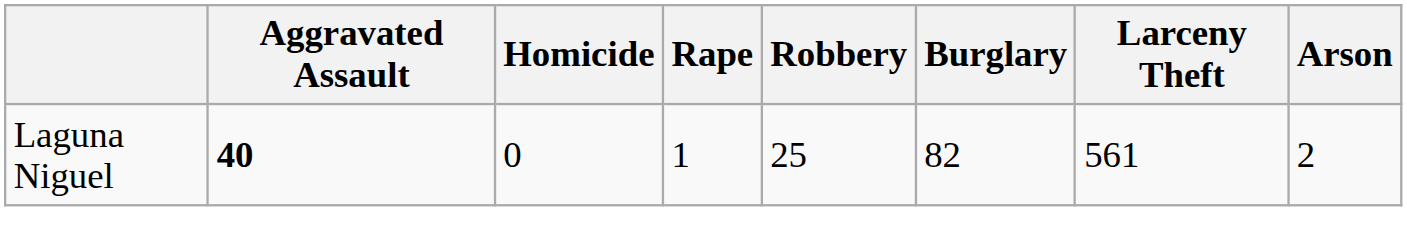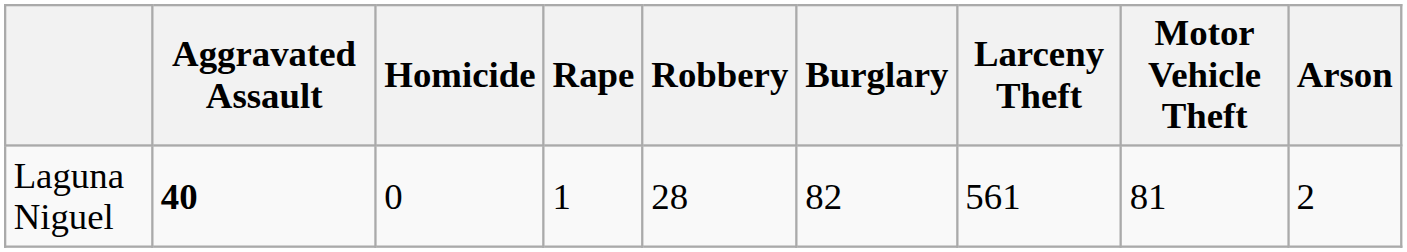+ column: (1205, 75)
(789, 154) 25 -> (670, 195) 28
